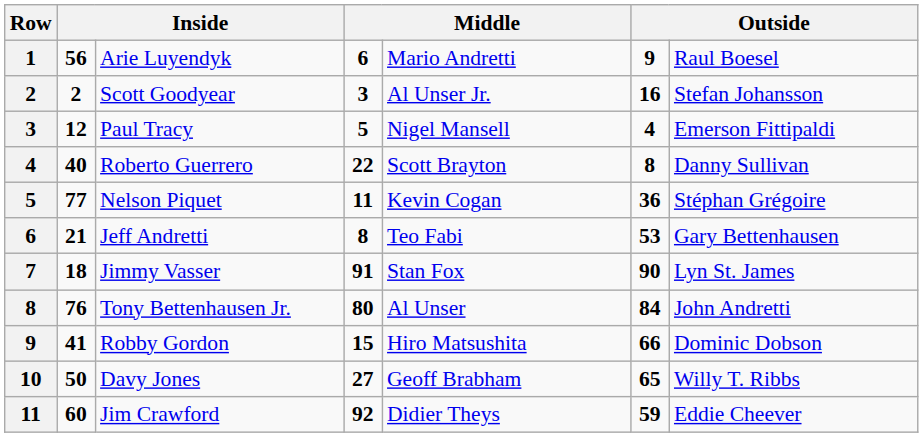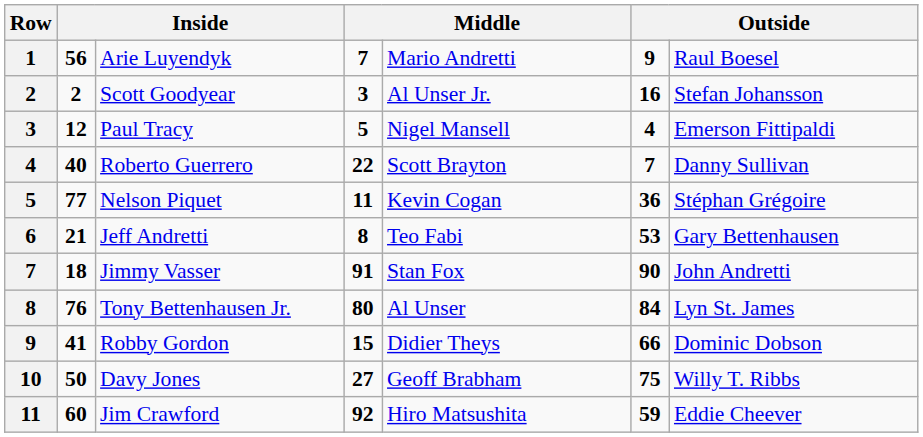(363, 58) 6 -> (363, 58) 7
(650, 164) 8 -> (650, 164) 7
(734, 271) Lyn St. James -> (732, 271) John Andretti
(732, 307) John Andretti -> (734, 307) Lyn St. James
(457, 342) Hiro Matsushita -> (443, 342) Didier Theys
(650, 378) 65 -> (650, 378) 75
(443, 413) Didier Theys -> (457, 413) Hiro Matsushita
